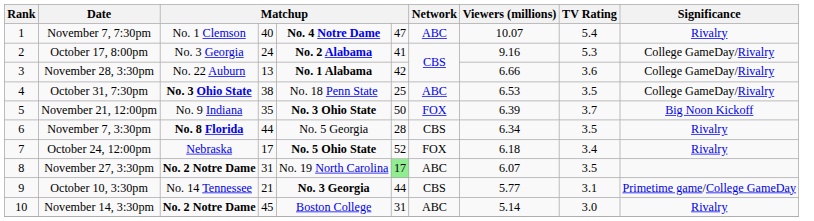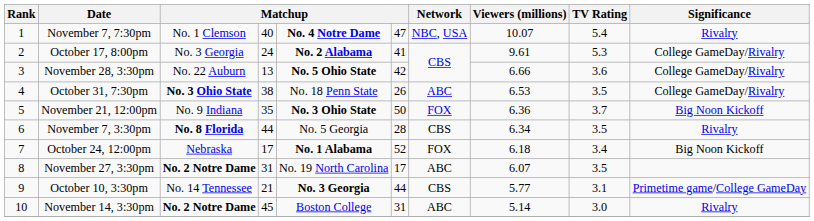(434, 33) ABC -> (439, 33) NBC, USA
(510, 52) 9.16 -> (520, 52) 9.61
(334, 71) No. 1 Alabama -> (334, 71) No. 5 Ohio State
(400, 91) 25 -> (400, 91) 26
(510, 110) 6.39 -> (520, 110) 6.36
(334, 149) No. 5 Ohio State -> (334, 149) No. 1 Alabama
(709, 149) Rivalry -> (719, 149) Big Noon Kickoff
(400, 168) lightgreen background -> (400, 168) no background
